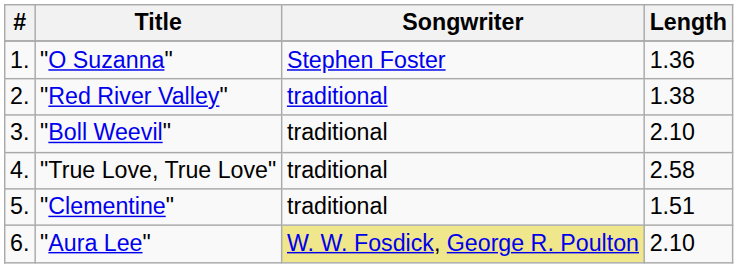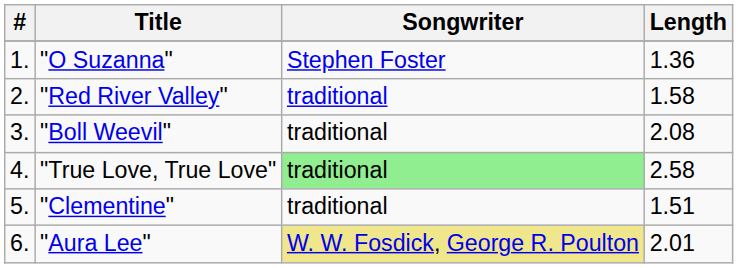(672, 96) 1.38 -> (672, 96) 1.58
(672, 133) 2.10 -> (672, 133) 2.08
(337, 170) no background -> (337, 170) lightgreen background
(672, 243) 2.10 -> (672, 243) 2.01
